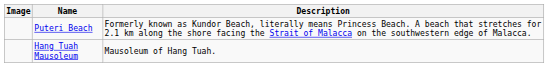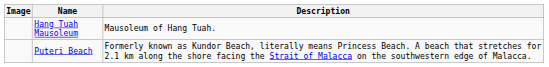rows swapped: (56, 51) <-> (63, 29)
